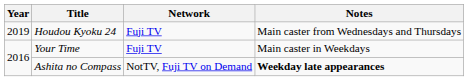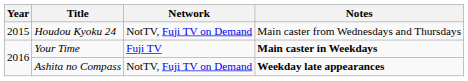(18, 31) 2019 -> (18, 31) 2015
(144, 31) Fuji TV -> (189, 31) NotTV, Fuji TV on Demand
(314, 48) normal -> (317, 48) bold
